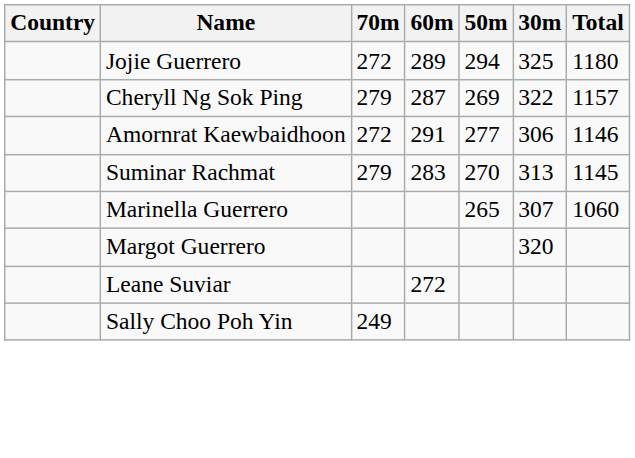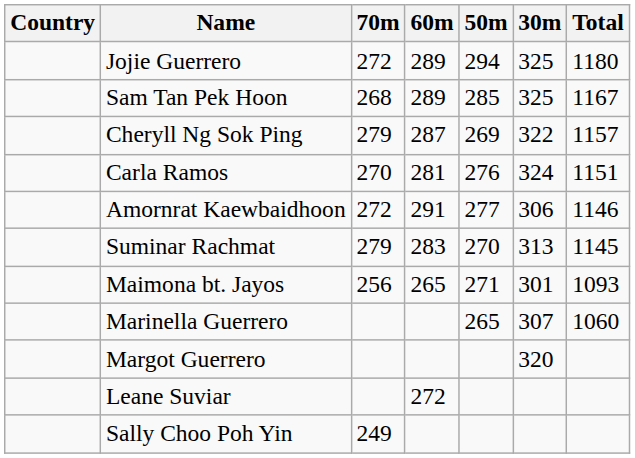+ row: (197, 97)
+ row: (167, 172)
+ row: (195, 284)
